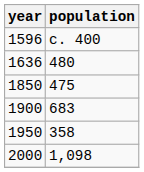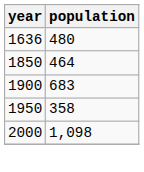- row: (25, 40)
(62, 86) 475 -> (62, 63) 464
